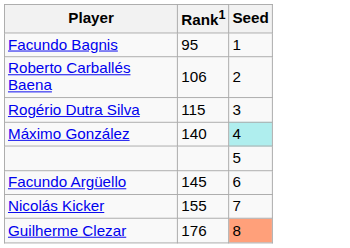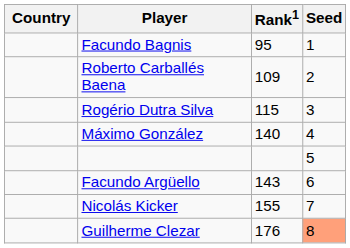+ column: (41, 18)
(194, 77) 106 -> (267, 77) 109
(237, 134) paleturquoise background -> (310, 134) no background
(194, 182) 145 -> (267, 182) 143
